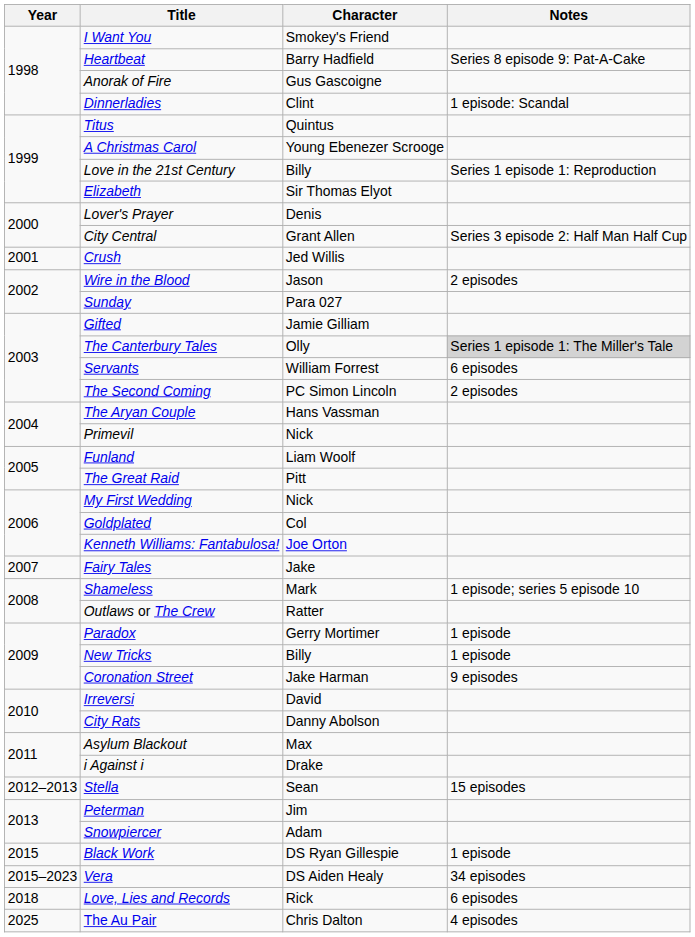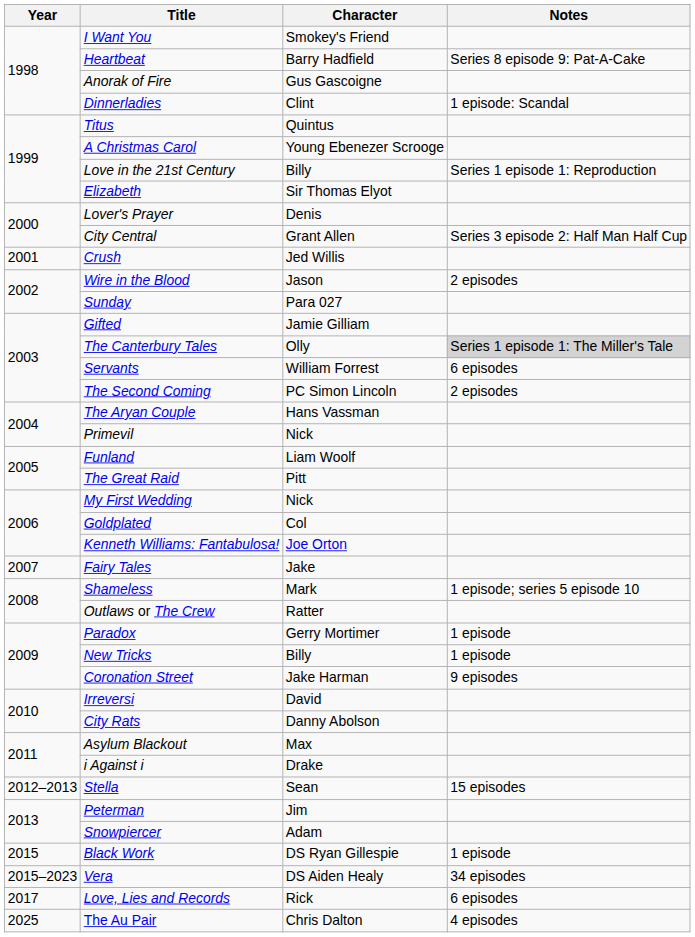(23, 898) 2018 -> (23, 898) 2017
